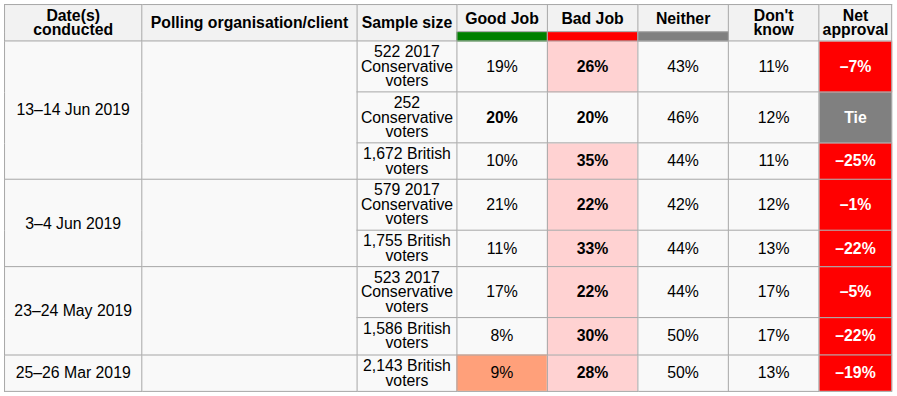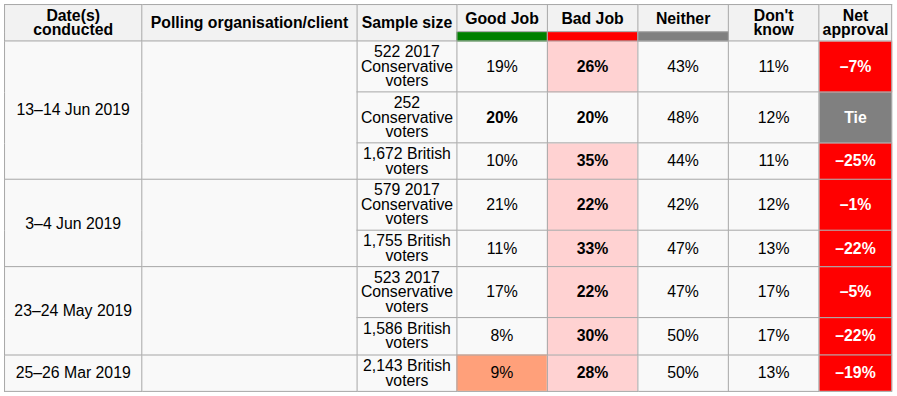(683, 117) 46% -> (683, 117) 48%
(683, 248) 44% -> (683, 248) 47%
(683, 292) 44% -> (683, 292) 47%
